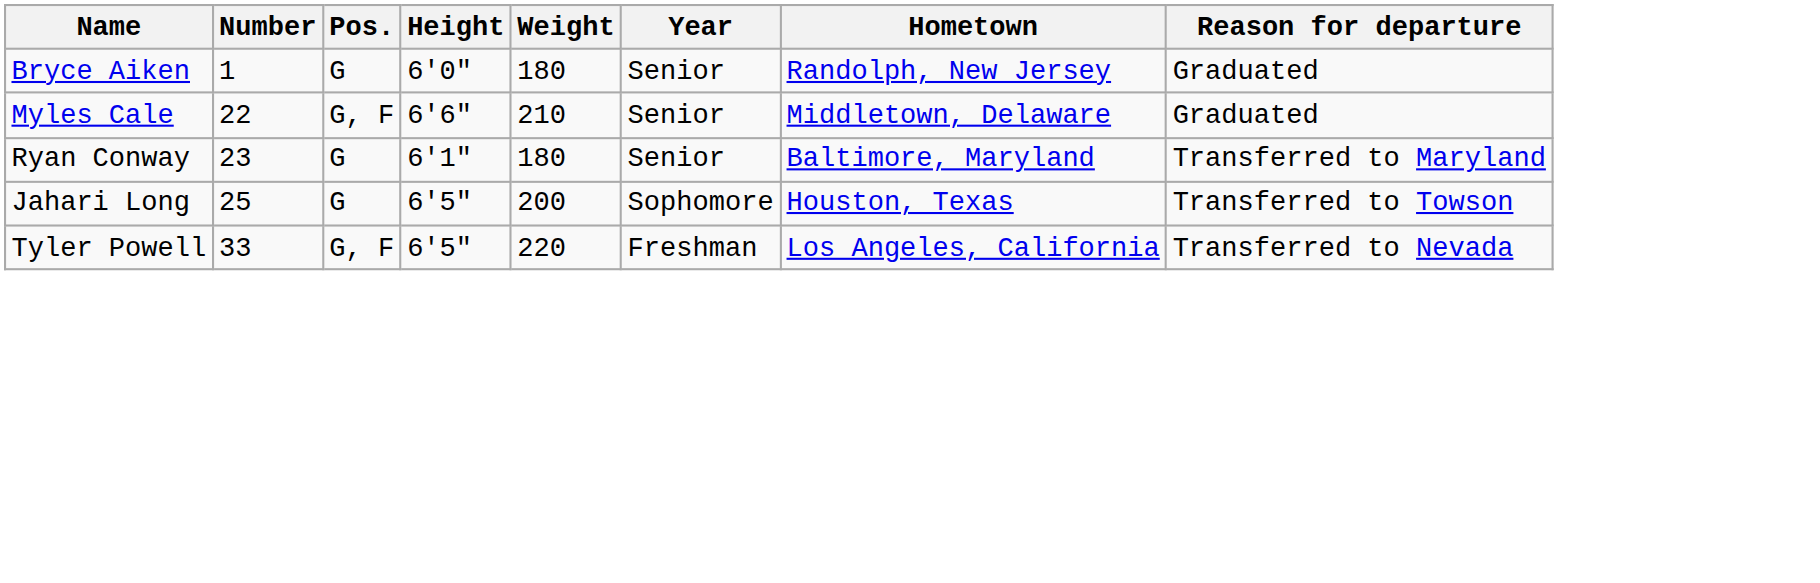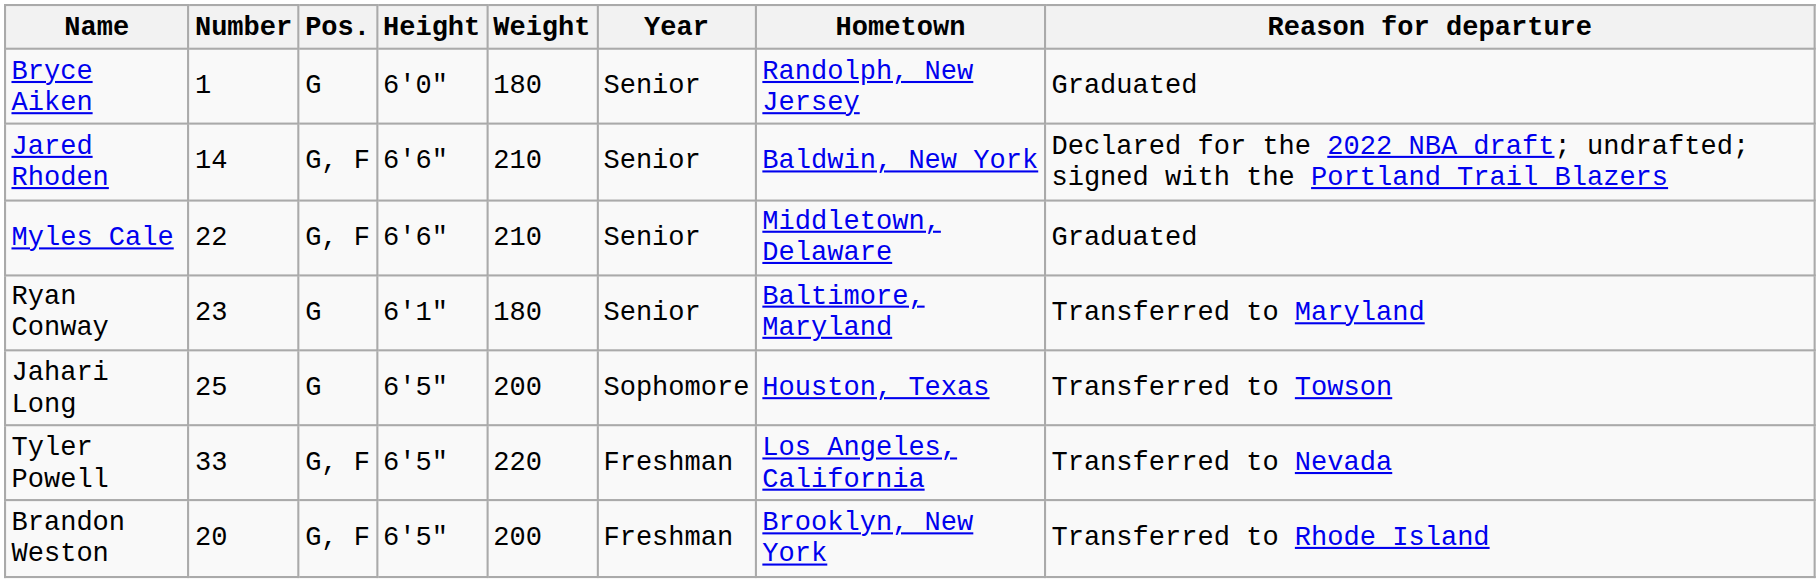+ row: (60, 162)
+ row: (68, 538)
